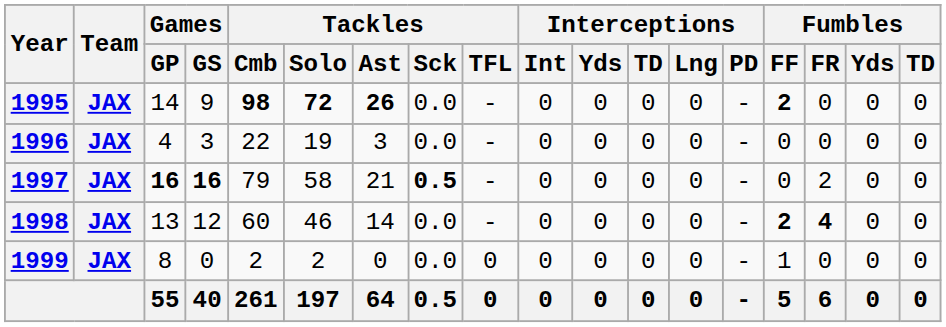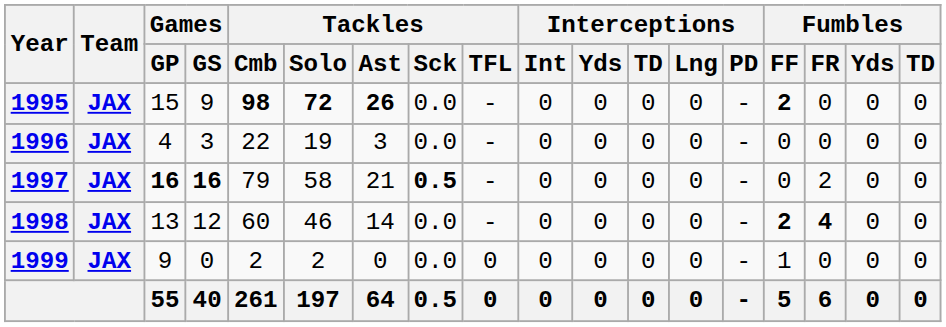(165, 103) 14 -> (165, 103) 15
(165, 261) 8 -> (165, 261) 9
